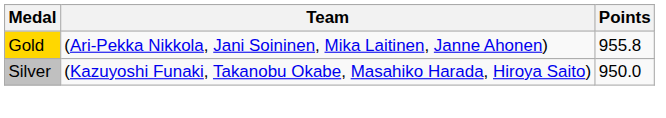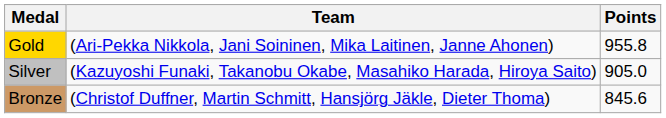(620, 71) 950.0 -> (626, 71) 905.0
+ row: (35, 98)
